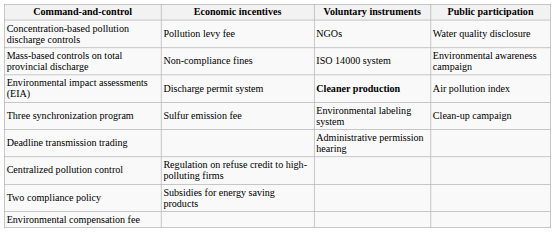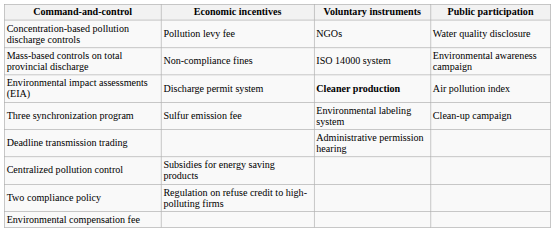(235, 170) Regulation on refuse credit to high-polluting firms -> (219, 170) Subsidies for energy saving products
(219, 198) Subsidies for energy saving products -> (235, 198) Regulation on refuse credit to high-polluting firms
